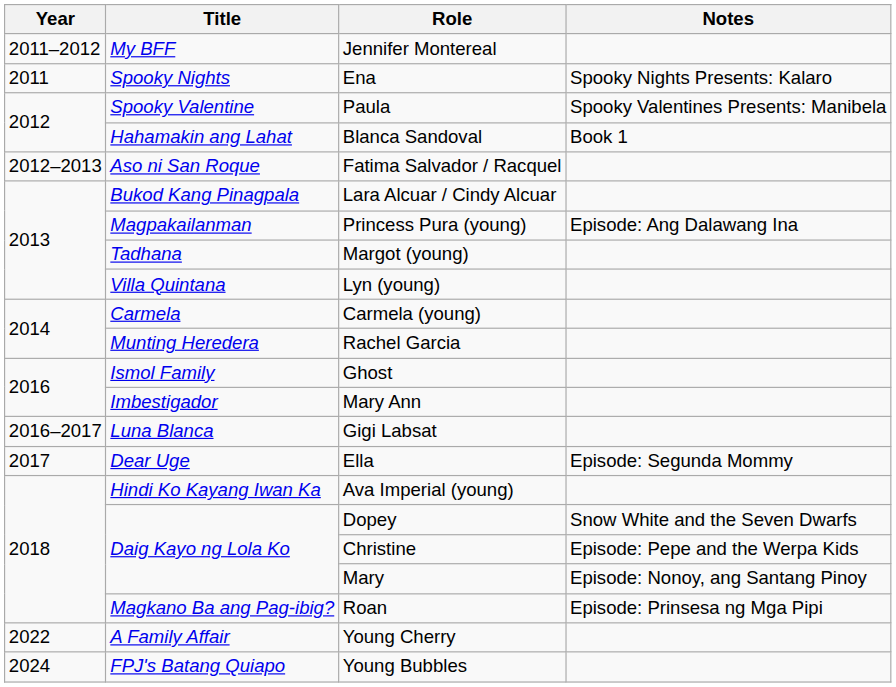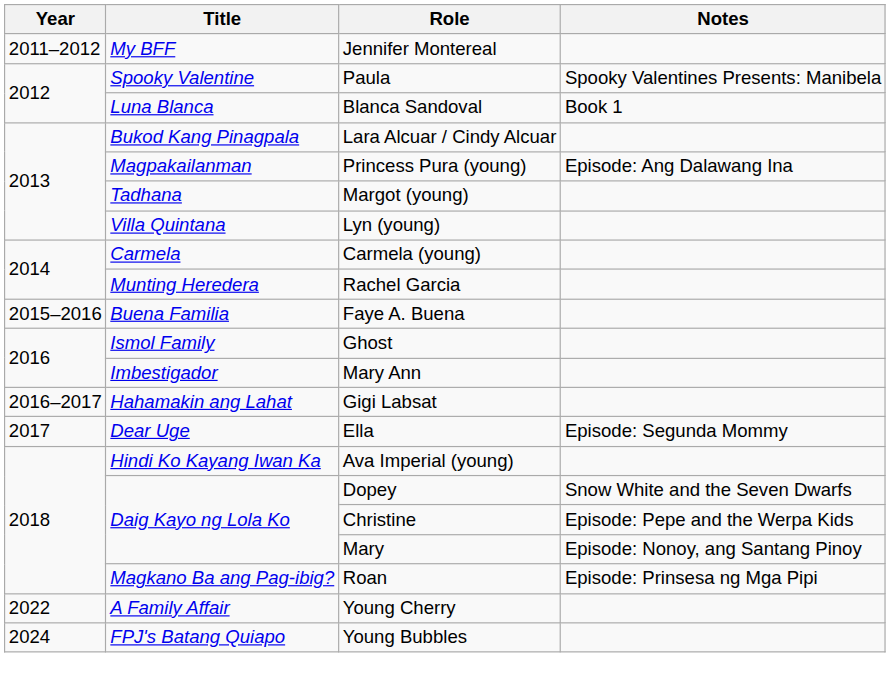- row: (359, 78)
(201, 136) Hahamakin ang Lahat -> (162, 107) Luna Blanca
- row: (452, 166)
+ row: (404, 313)
(162, 431) Luna Blanca -> (201, 401) Hahamakin ang Lahat
